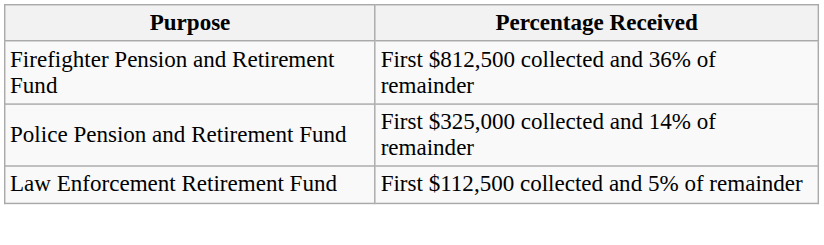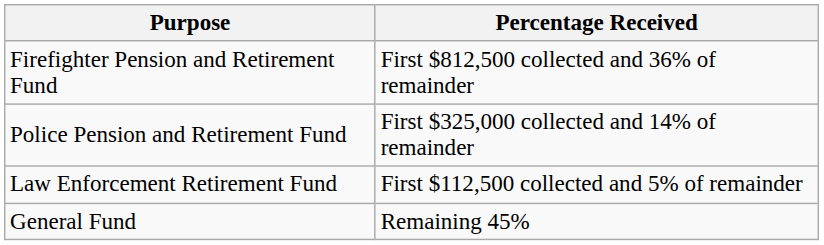+ row: (73, 220)
